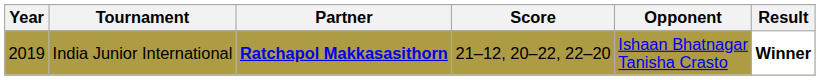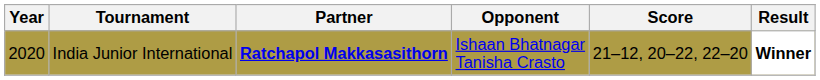columns swapped: (683, 18) <-> (533, 18)
(27, 53) 2019 -> (27, 53) 2020
